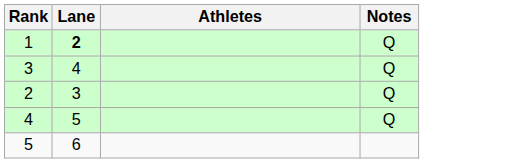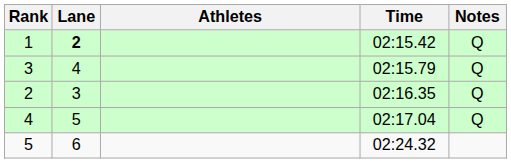+ column: (404, 17)
